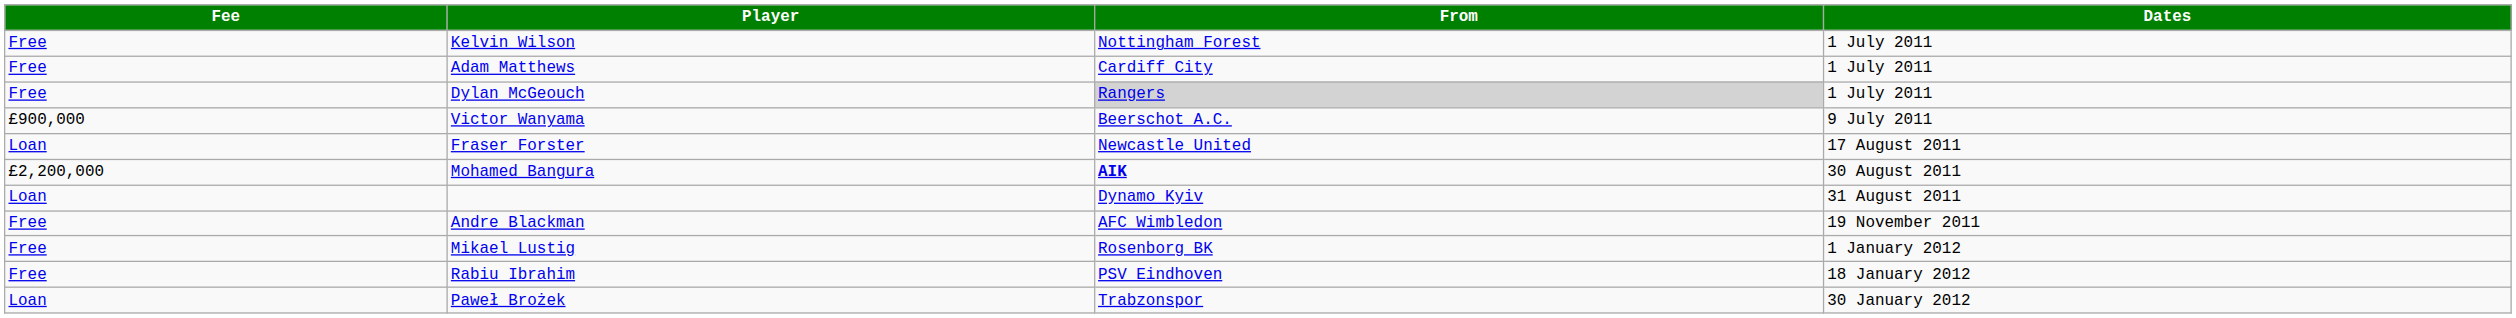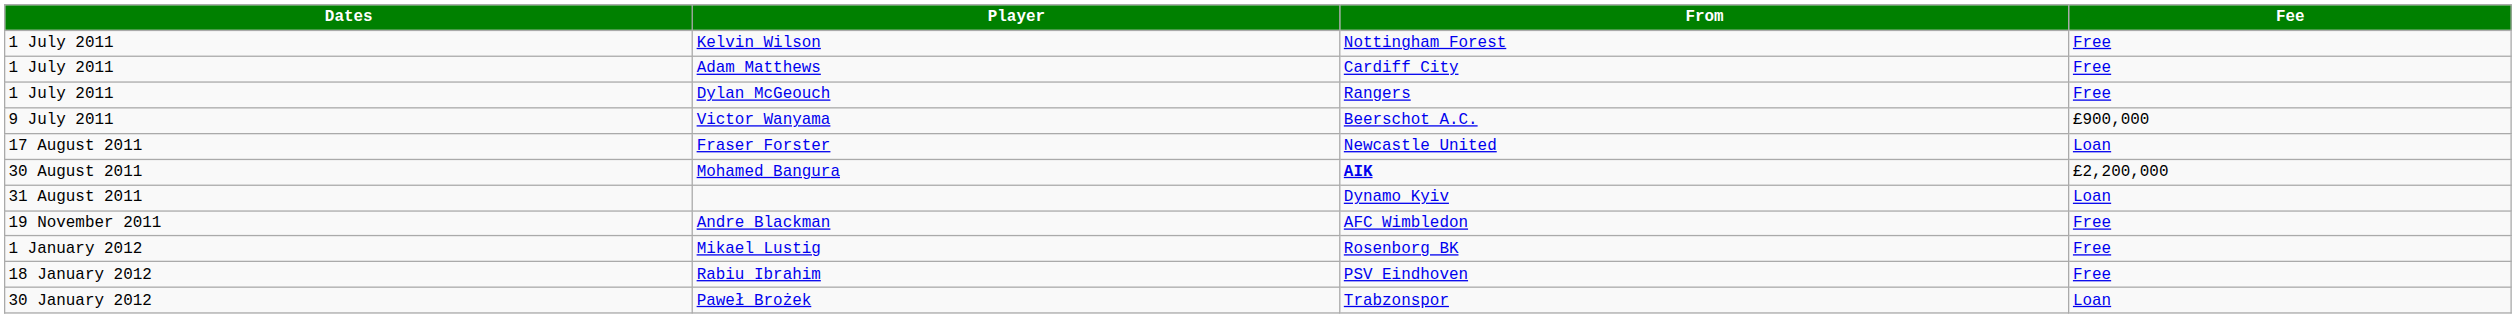columns swapped: (2167, 18) <-> (226, 18)
(1132, 95) lightgrey background -> (1377, 95) no background
